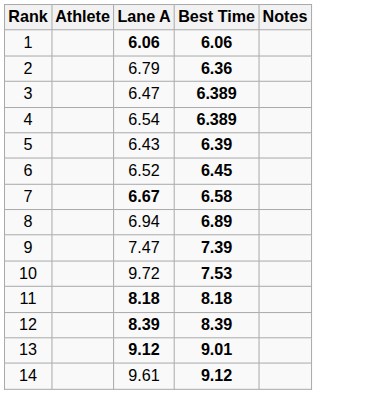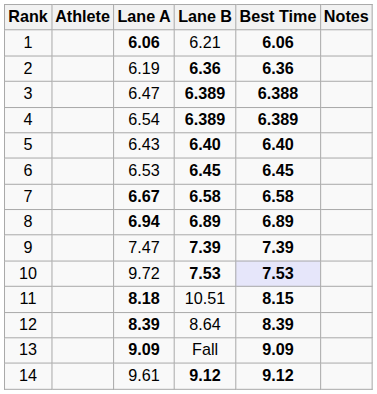+ column: (205, 17)
(144, 68) 6.79 -> (144, 68) 6.19
(217, 94) 6.389 -> (278, 94) 6.388
(217, 145) 6.39 -> (278, 145) 6.40
(144, 171) 6.52 -> (144, 171) 6.53
(144, 222) normal -> (144, 222) bold
(217, 273) no background -> (278, 273) lavender background
(217, 299) 8.18 -> (278, 299) 8.15
(144, 350) 9.12 -> (144, 350) 9.09
(217, 350) 9.01 -> (278, 350) 9.09
